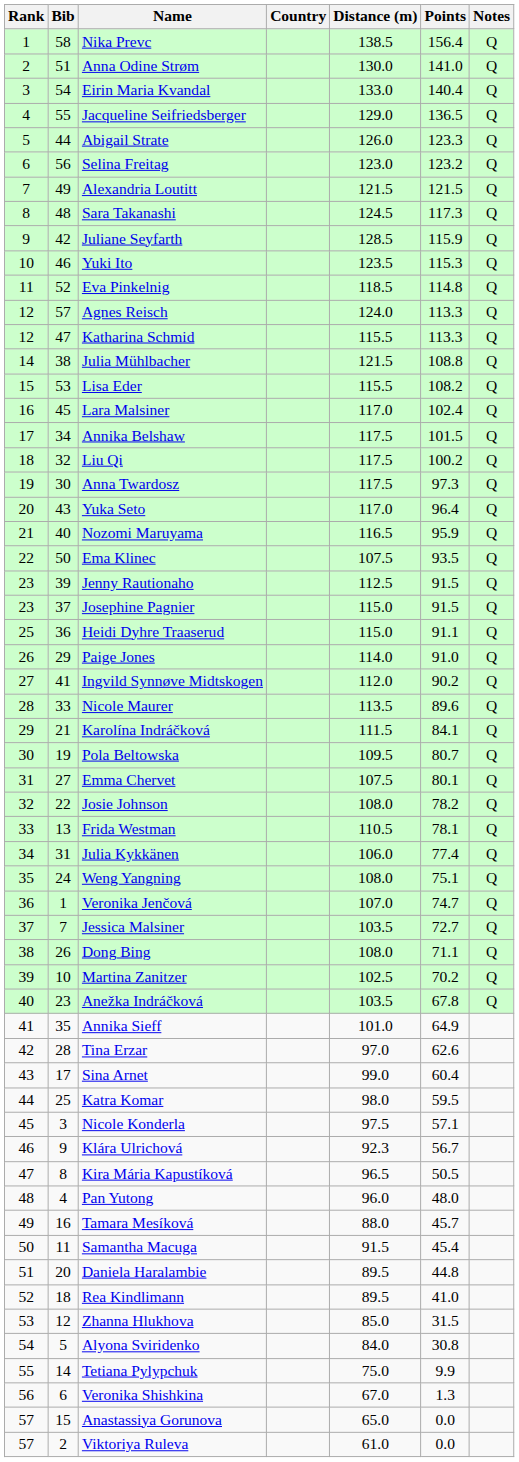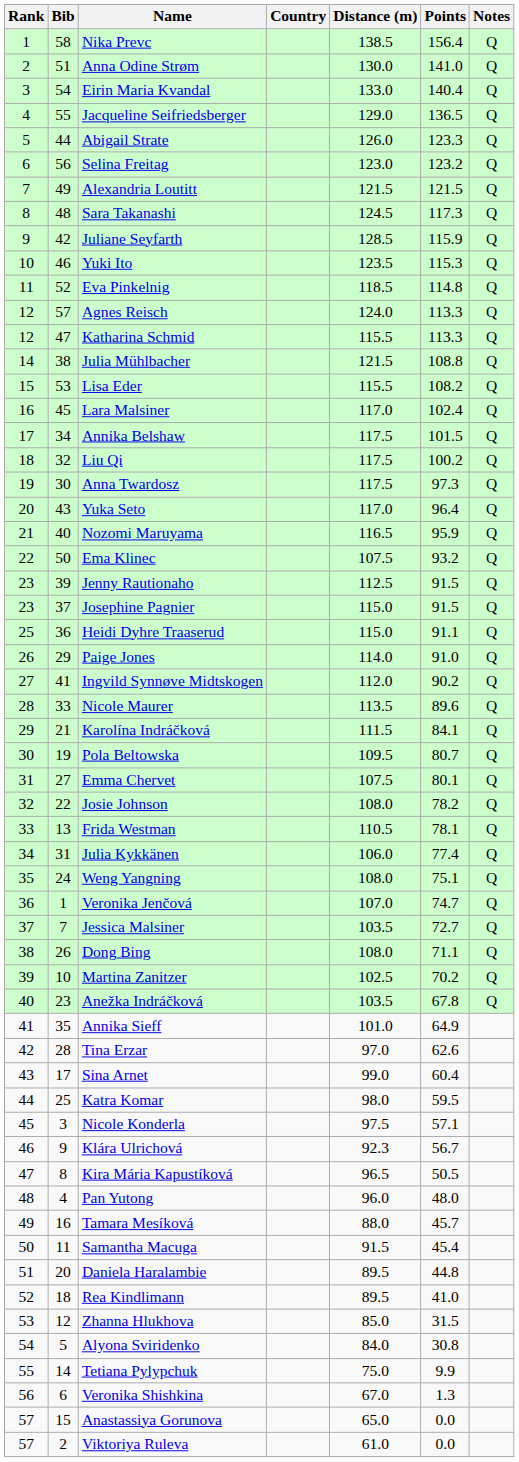(445, 558) 93.5 -> (445, 558) 93.2
